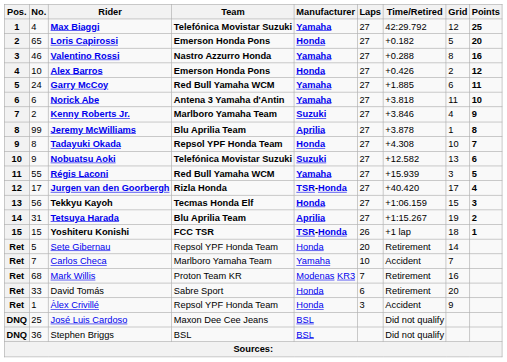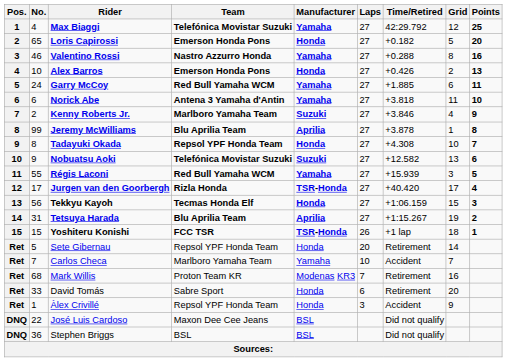(477, 71) 12 -> (477, 71) 13
(37, 320) 25 -> (37, 320) 22
